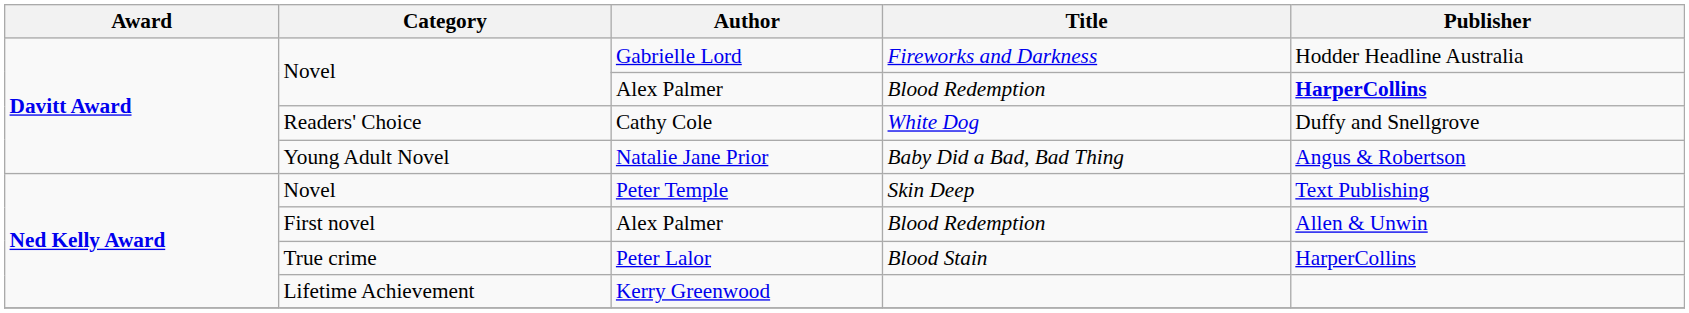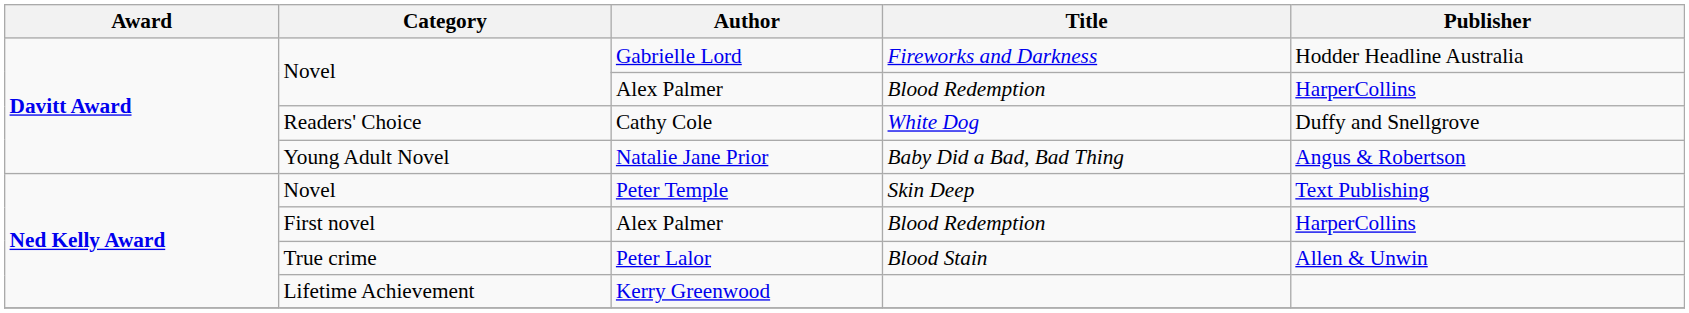(1361, 88) bold -> (1356, 88) normal
(1362, 223) Allen & Unwin -> (1356, 223) HarperCollins
(1356, 257) HarperCollins -> (1362, 257) Allen & Unwin
